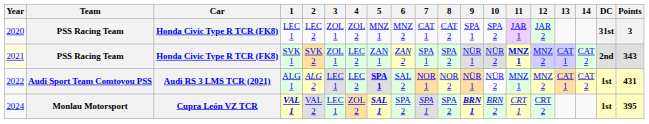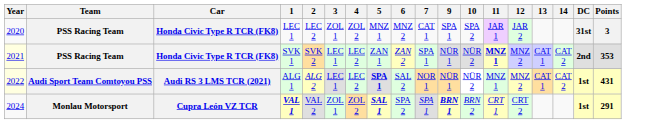- column: (449, 11)
(335, 56) ZOL 1 -> (335, 56) LEC 1
(630, 56) 343 -> (607, 56) 353
(15, 81) no background -> (15, 81) lightyellow background
(335, 106) LEC 1 -> (335, 106) ZOL 1
(630, 106) 395 -> (607, 106) 291
